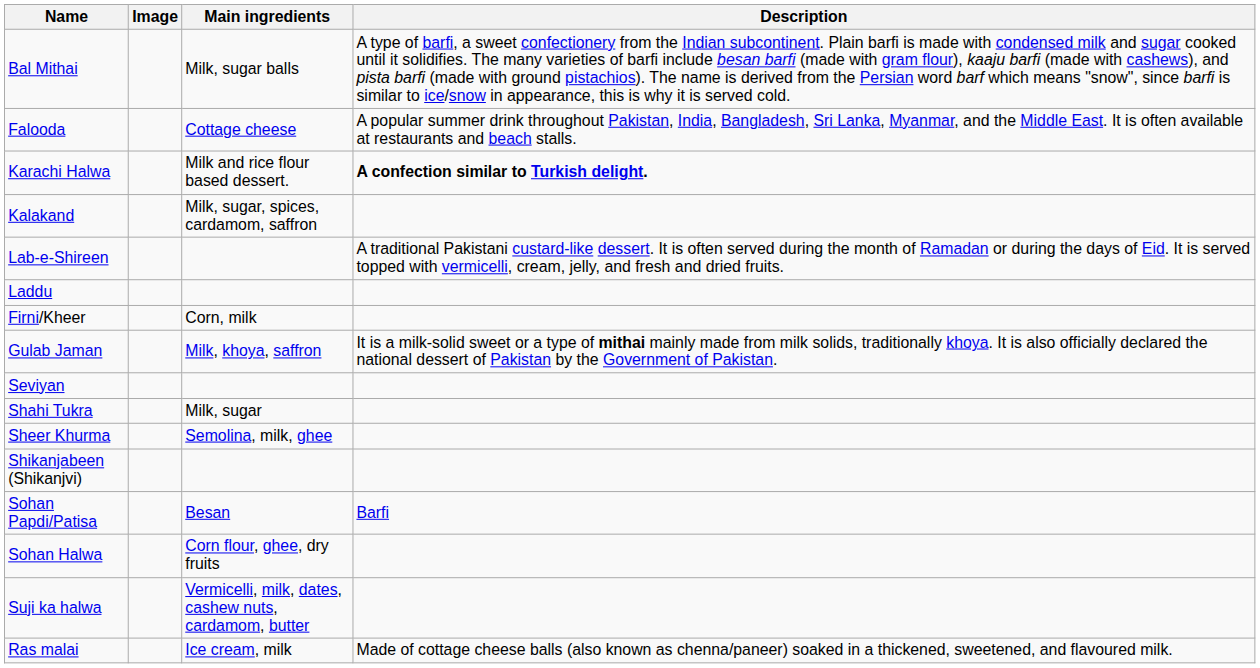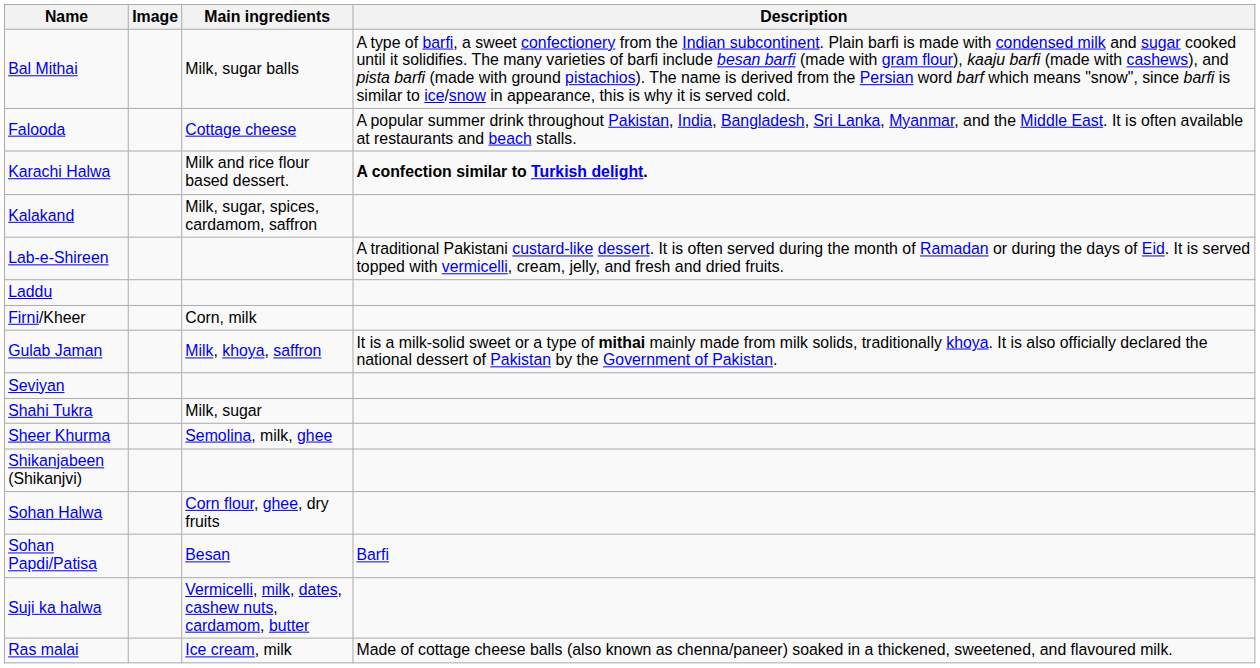rows swapped: (55, 555) <-> (53, 512)
